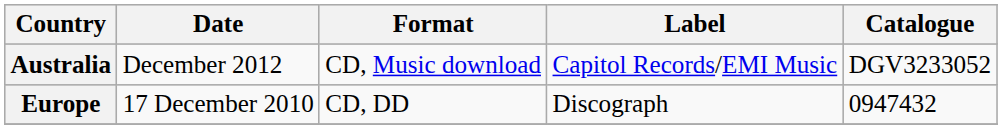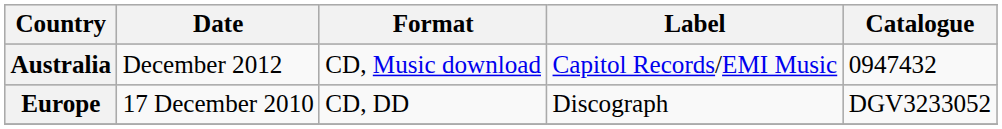(920, 64) DGV3233052 -> (893, 64) 0947432
(893, 104) 0947432 -> (920, 104) DGV3233052
